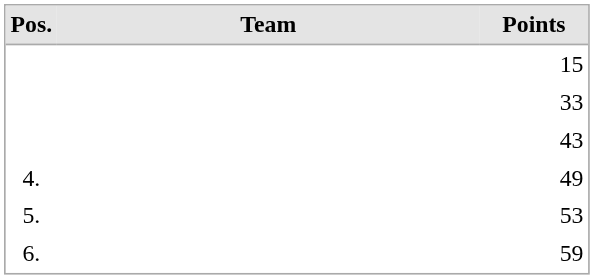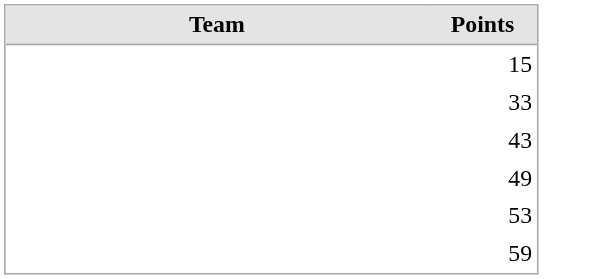- column: (31, 24)
